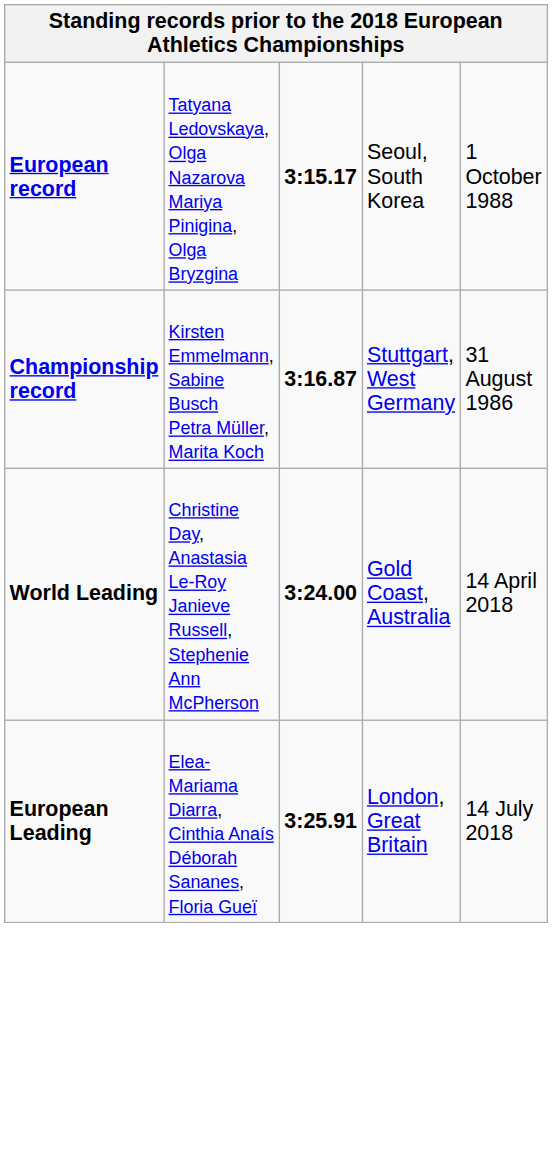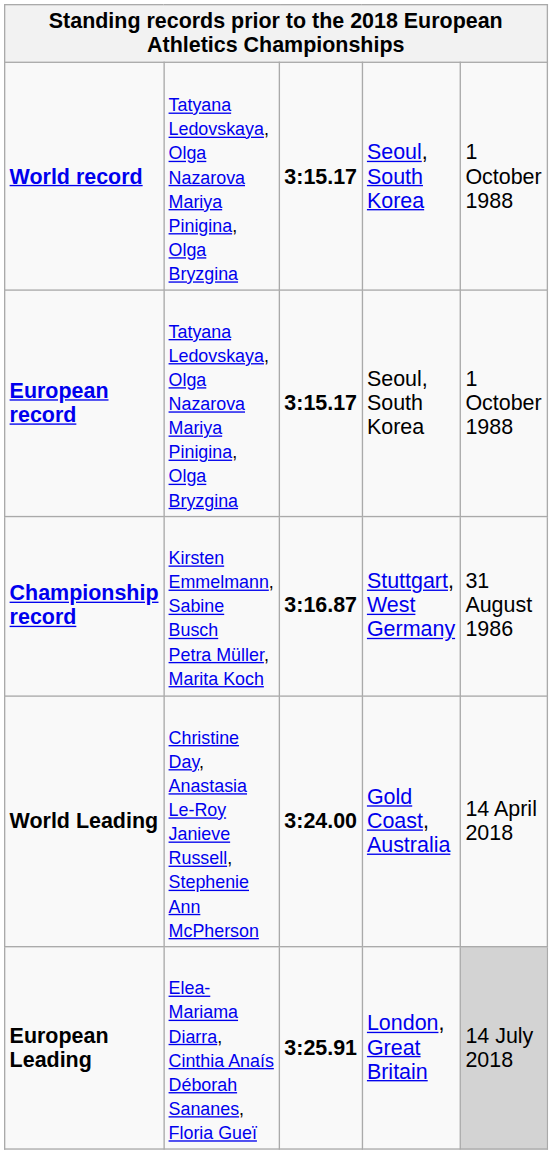+ row: (76, 176)
(499, 820) no background -> (499, 1047) lightgrey background
